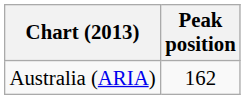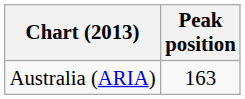(200, 77) 162 -> (200, 77) 163
